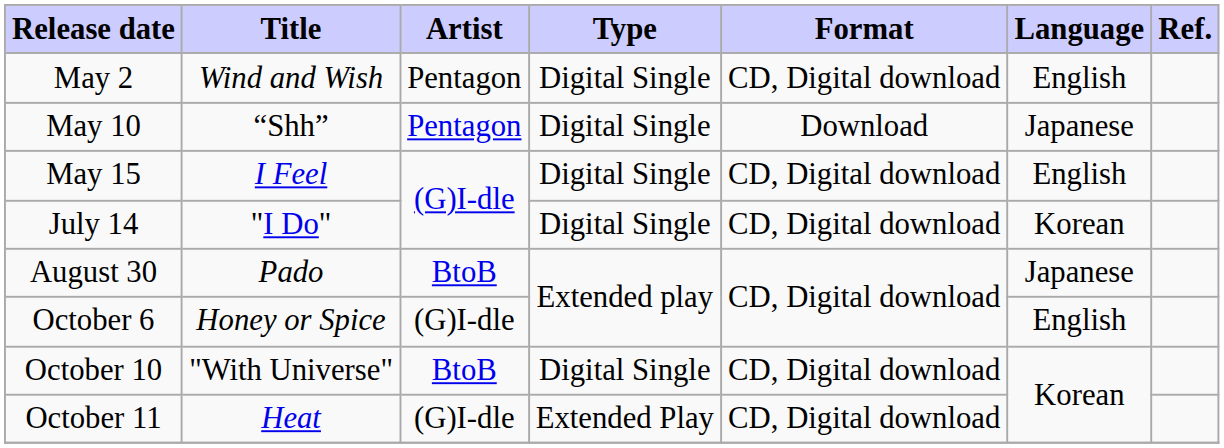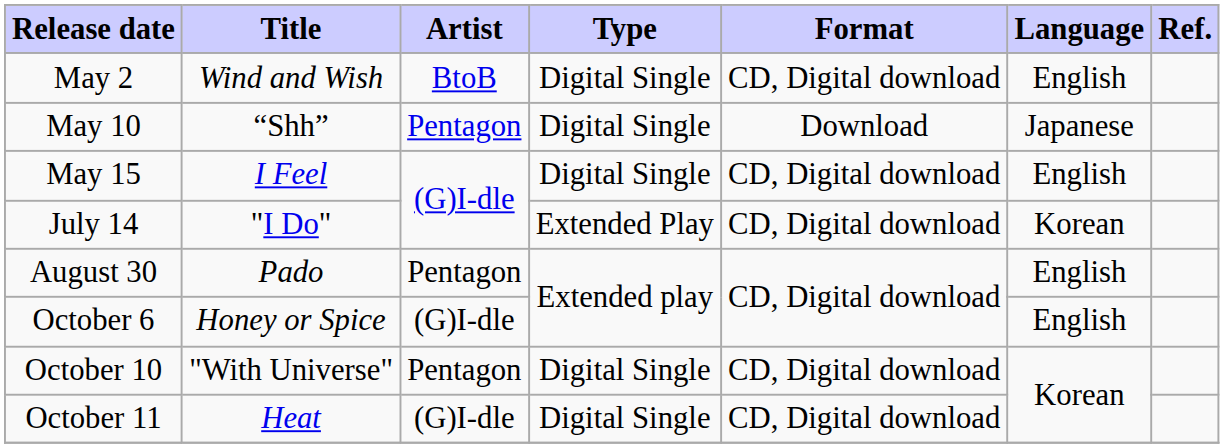(464, 77) Pentagon -> (464, 77) BtoB
(625, 223) Digital Single -> (625, 223) Extended Play
(464, 272) BtoB -> (464, 272) Pentagon
(1079, 272) Japanese -> (1079, 272) English
(464, 369) BtoB -> (464, 369) Pentagon
(625, 418) Extended Play -> (625, 418) Digital Single
